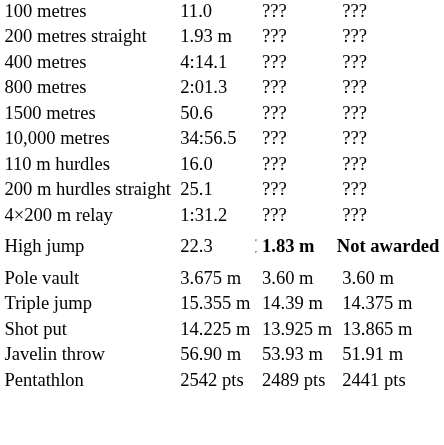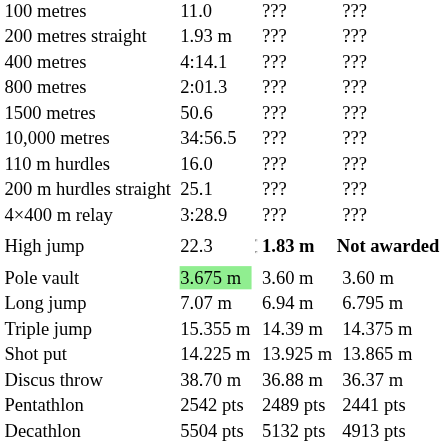- row: (59, 214)
+ row: (59, 214)
(211, 277) no background -> (211, 277) lightgreen background
+ row: (45, 303)
+ row: (54, 379)
- row: (55, 354)
+ row: (43, 430)
